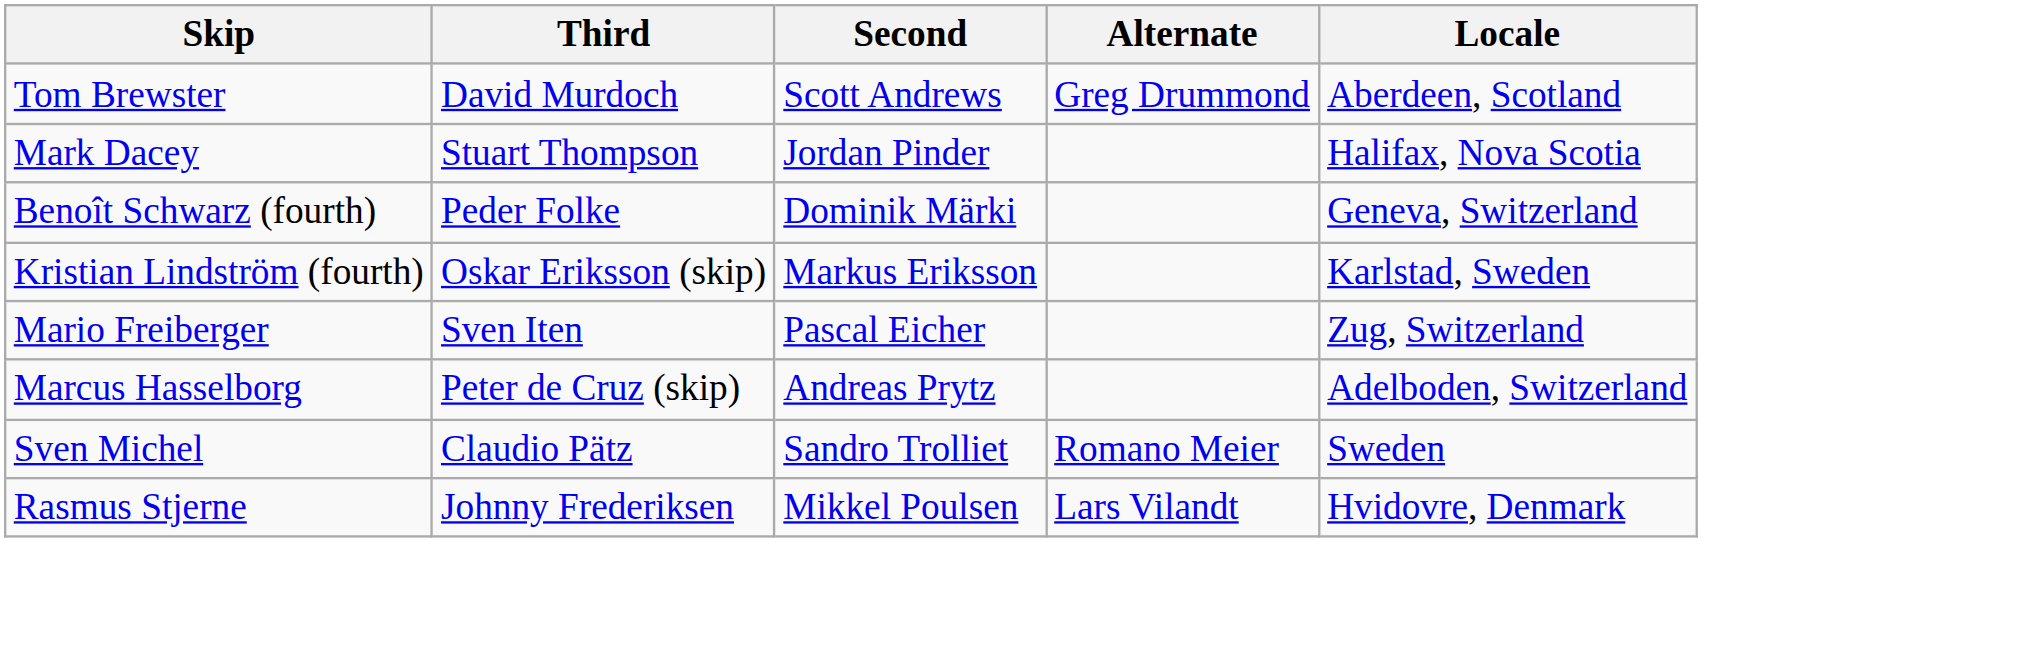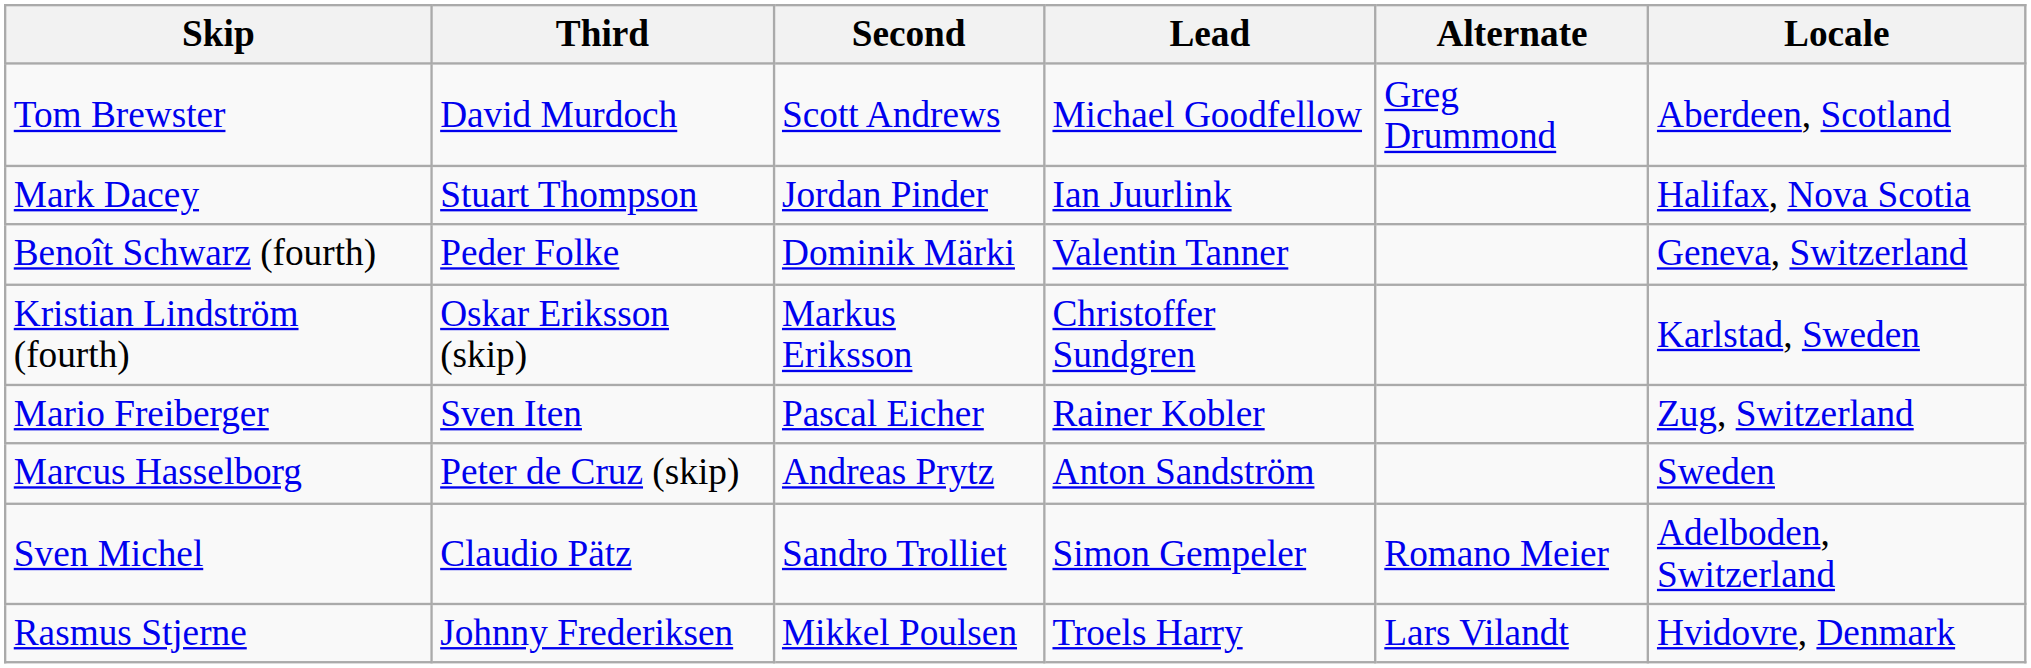+ column: (1210, 34)
(1507, 388) Adelboden, Switzerland -> (1716, 472) Sweden
(1386, 447) Sweden -> (1746, 552) Adelboden, Switzerland
